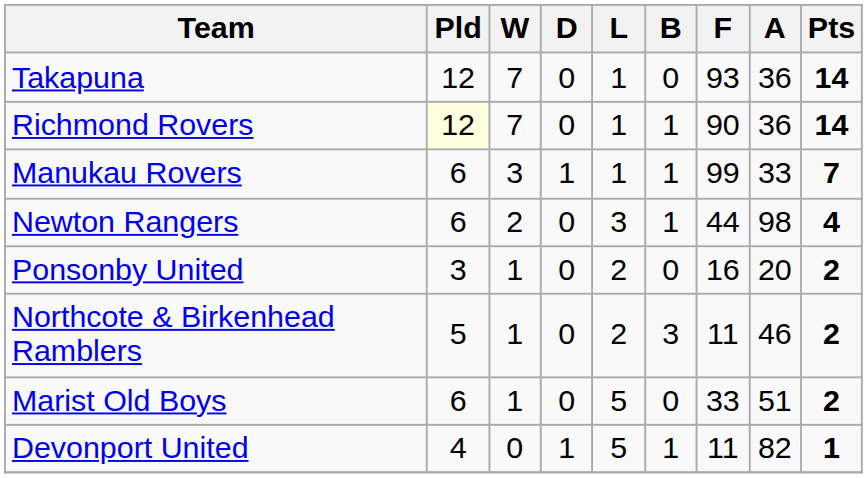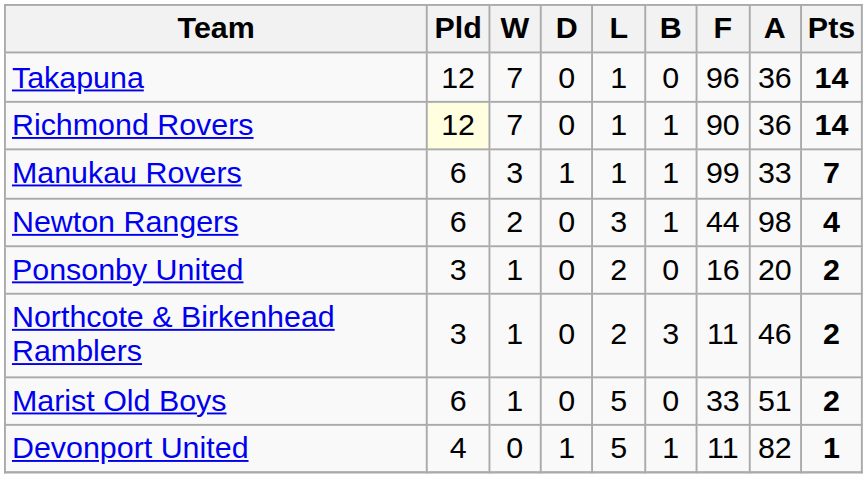(723, 76) 93 -> (723, 76) 96
(458, 334) 5 -> (458, 334) 3
